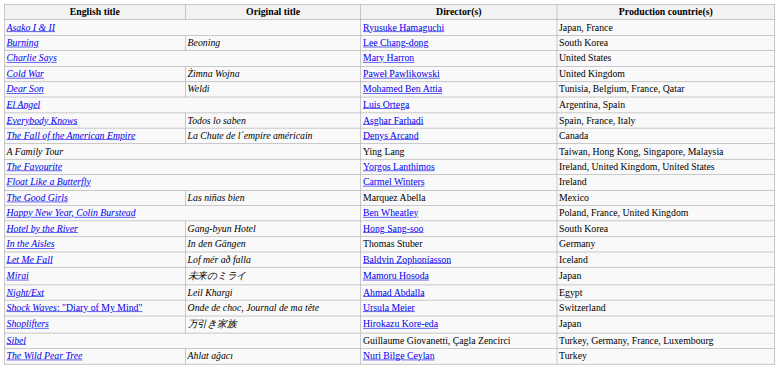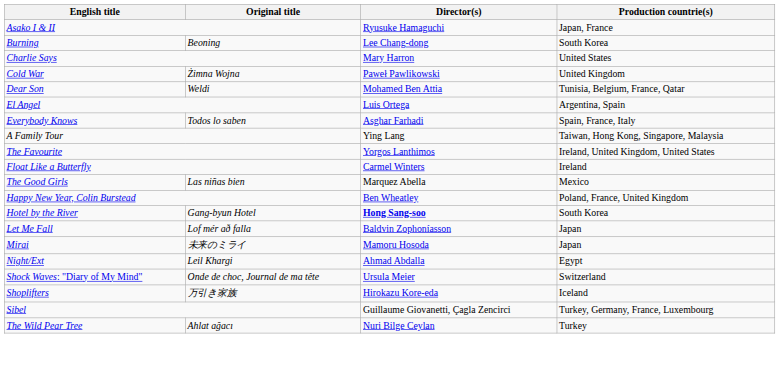- row: (71, 136)
(393, 228) normal -> (394, 213) bold
- row: (31, 244)
(573, 259) Iceland -> (570, 228) Japan
(570, 324) Japan -> (573, 293) Iceland
